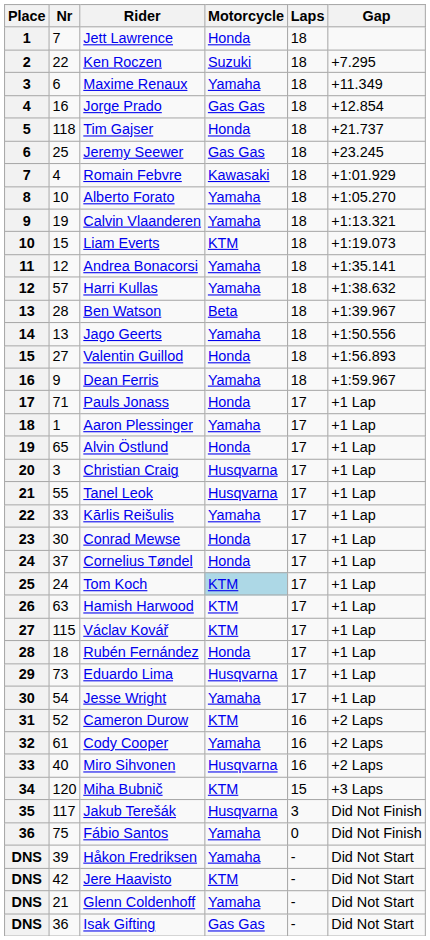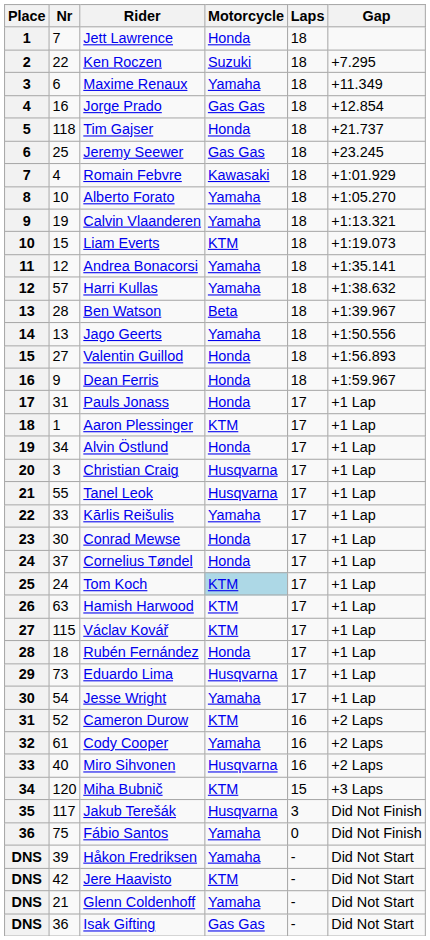(234, 379) Yamaha -> (229, 379) Honda
(60, 402) 71 -> (60, 402) 31
(234, 425) Yamaha -> (223, 425) KTM
(60, 447) 65 -> (60, 447) 34
